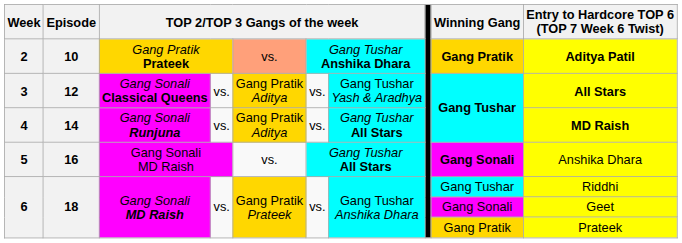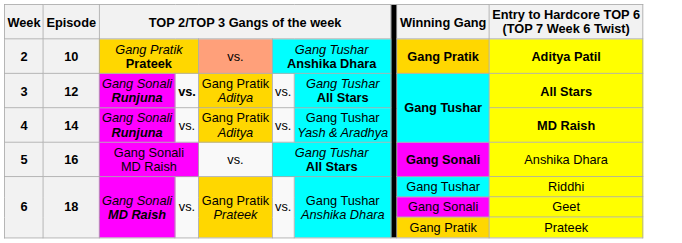(155, 91) Gang Sonali Classical Queens -> (137, 91) Gang Sonali Runjuna
(222, 91) normal -> (187, 91) bold
(377, 91) Gang Tushar Yash & Aradhya -> (343, 91) Gang Tushar All Stars
(377, 125) Gang Tushar All Stars -> (343, 125) Gang Tushar Yash & Aradhya
